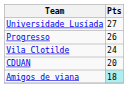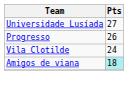- row: (18, 63)
